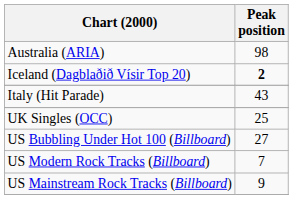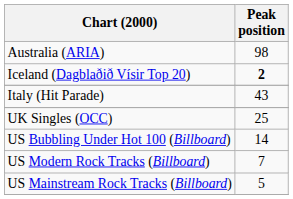(262, 140) 27 -> (262, 140) 14
(262, 183) 9 -> (262, 183) 5
